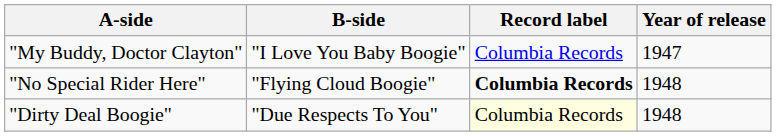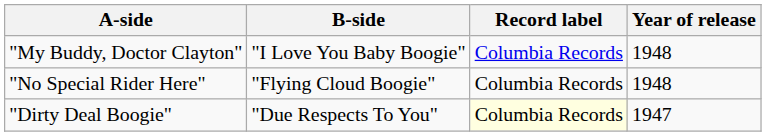(662, 51) 1947 -> (652, 51) 1948
(554, 83) bold -> (549, 83) normal
(662, 114) 1948 -> (652, 114) 1947
